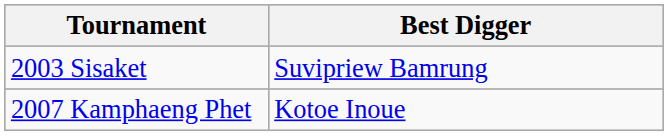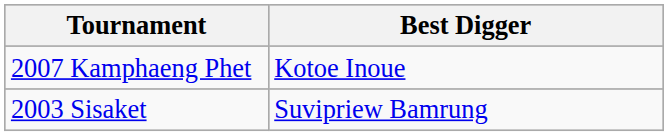rows swapped: (79, 67) <-> (131, 109)
